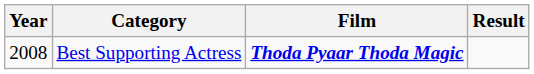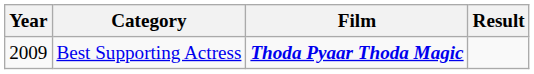(28, 52) 2008 -> (28, 52) 2009
